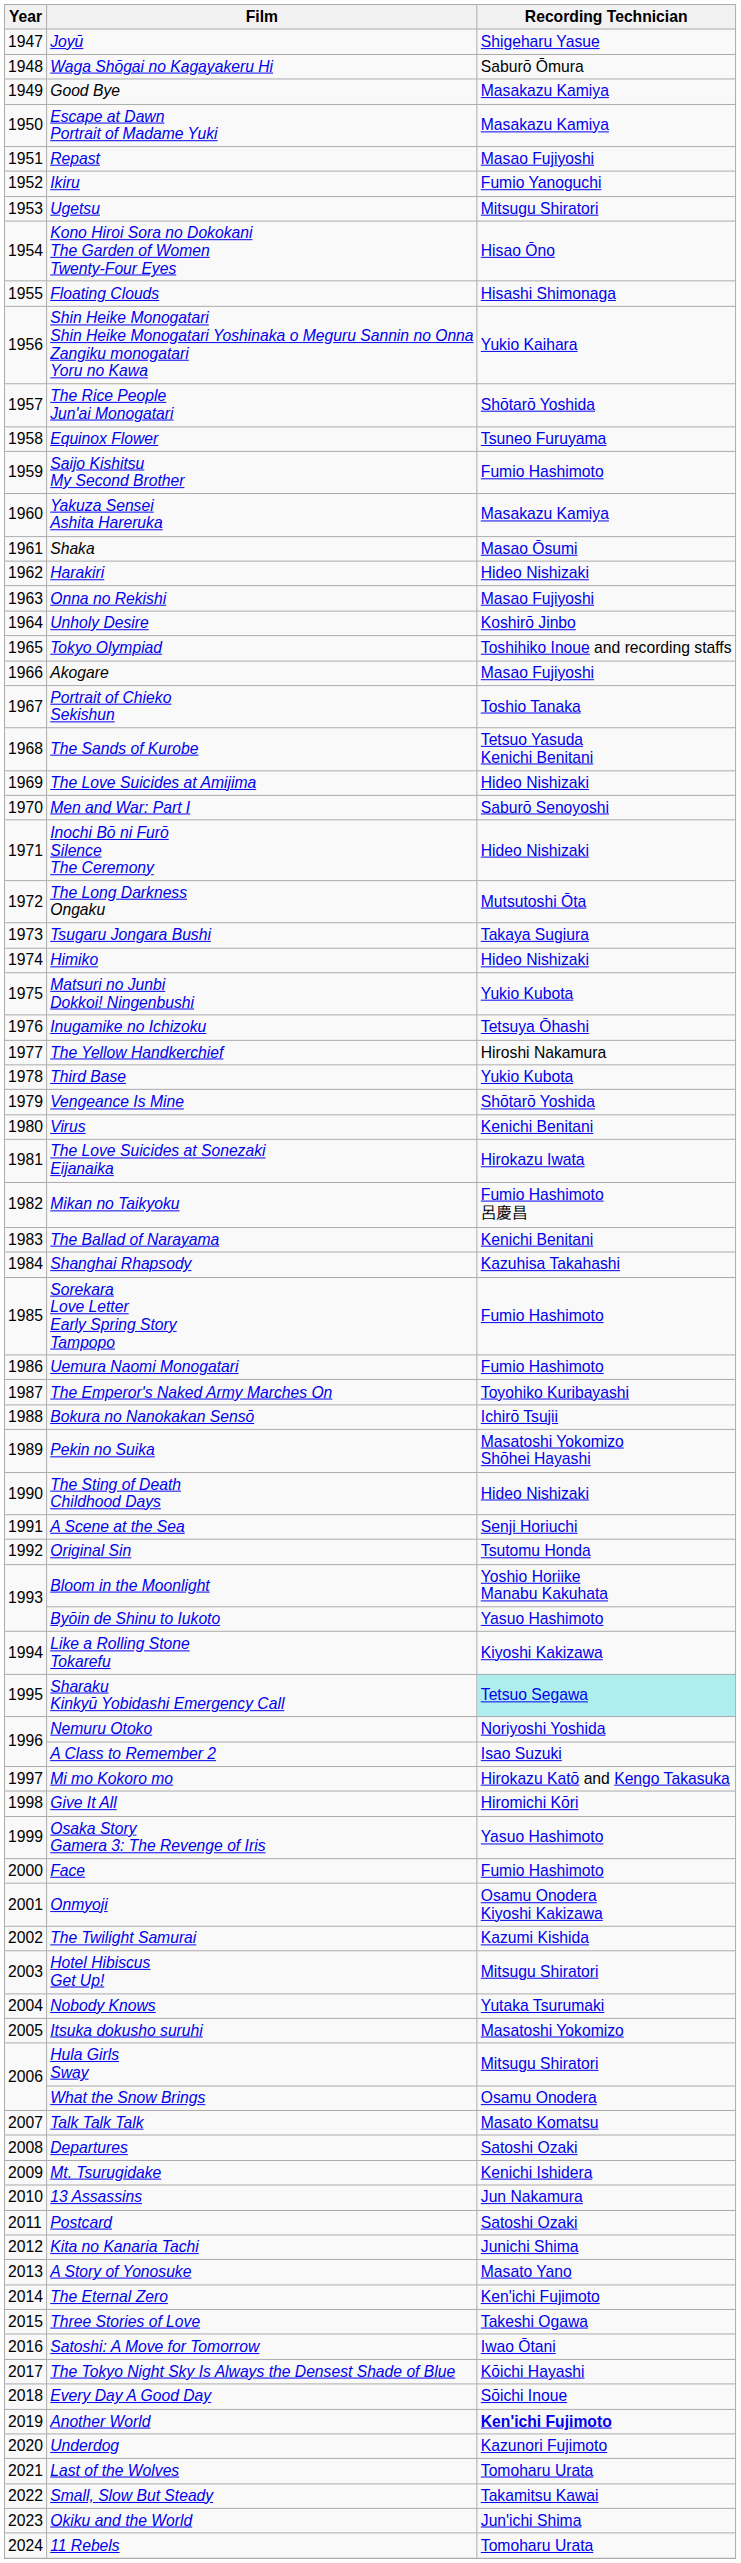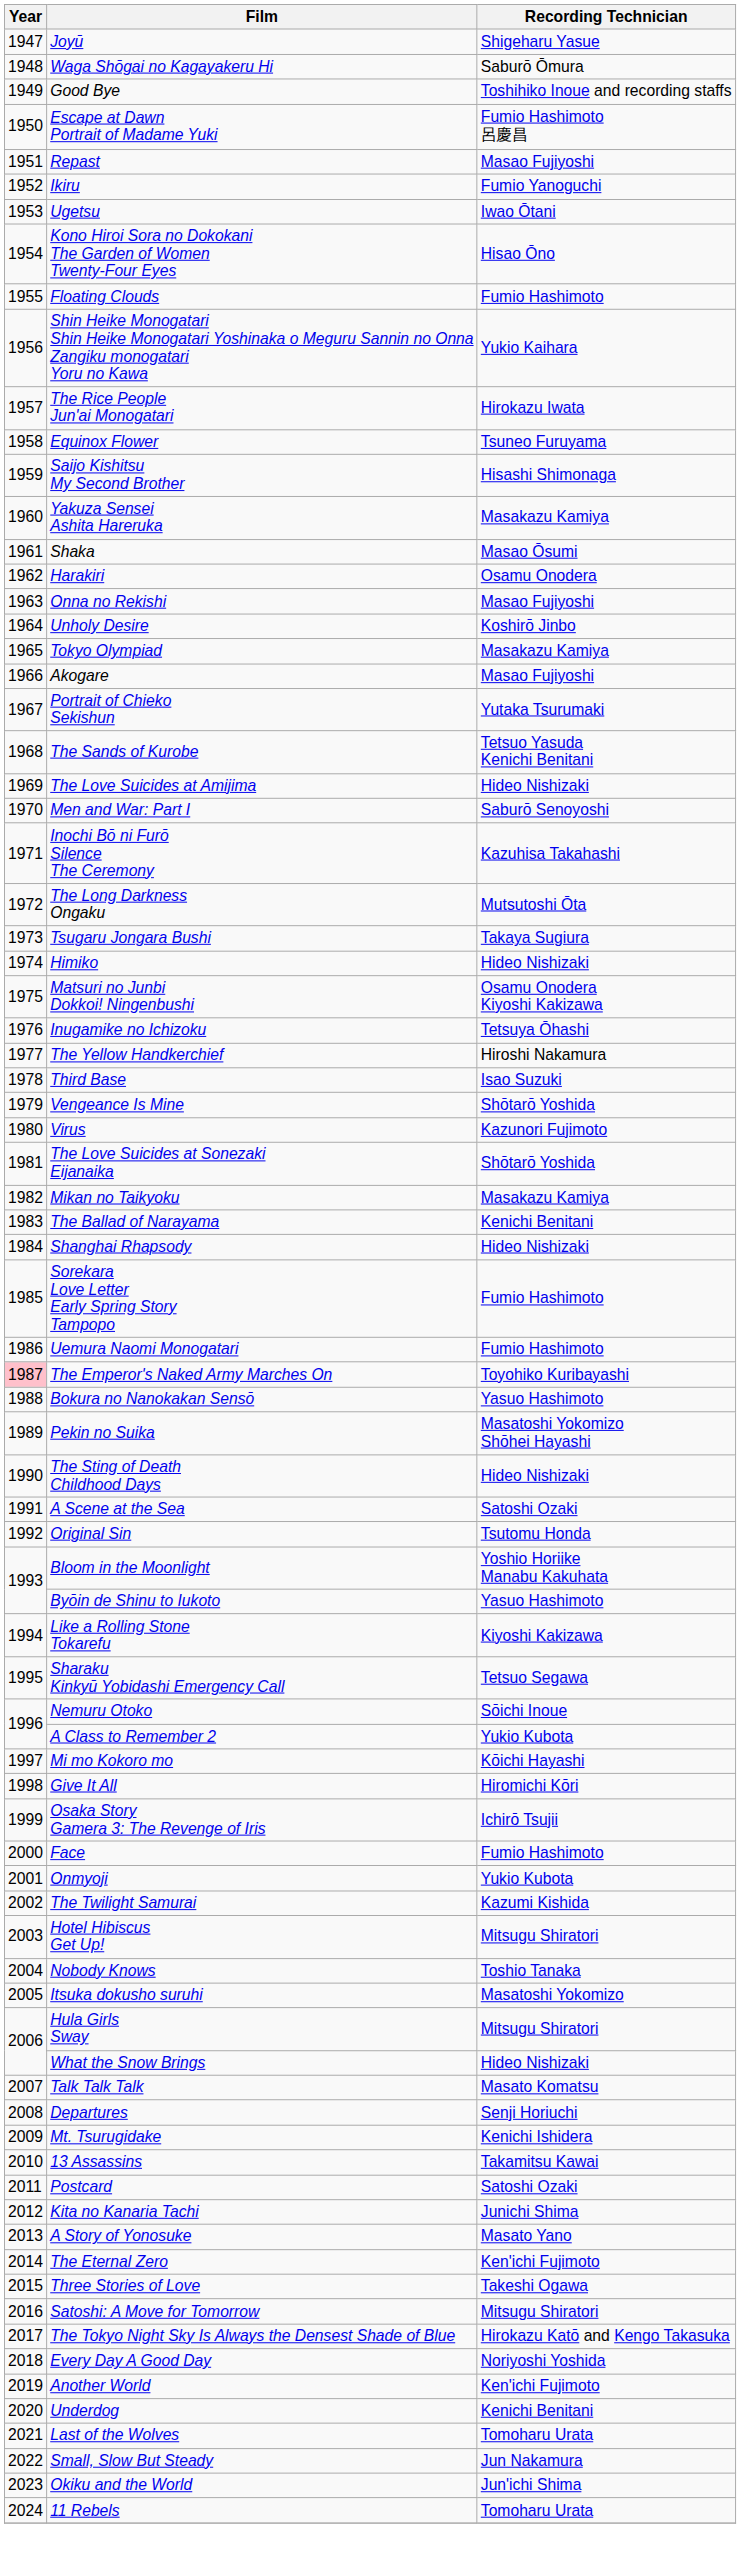(545, 91) Masakazu Kamiya -> (606, 91) Toshihiko Inoue and recording staffs
(545, 125) Masakazu Kamiya -> (542, 125) Fumio Hashimoto 呂慶昌
(540, 208) Mitsugu Shiratori -> (518, 211) Iwao Ōtani
(548, 293) Hisashi Shimonaga -> (542, 296) Fumio Hashimoto
(538, 405) Shōtarō Yoshida -> (533, 408) Hirokazu Iwata
(542, 472) Fumio Hashimoto -> (548, 475) Hisashi Shimonaga
(535, 573) Hideo Nishizaki -> (539, 576) Osamu Onodera
(606, 648) Toshihiko Inoue and recording staffs -> (545, 651) Masakazu Kamiya
(531, 706) Toshio Tanaka -> (543, 709) Yutaka Tsurumaki
(535, 850) Hideo Nishizaki -> (550, 853) Kazuhisa Takahashi
(527, 993) Yukio Kubota -> (542, 996) Osamu Onodera Kiyoshi Kakizawa
(527, 1077) Yukio Kubota -> (521, 1080) Isao Suzuki
(537, 1127) Kenichi Benitani -> (544, 1129) Kazunori Fujimoto
(533, 1160) Hirokazu Iwata -> (538, 1163) Shōtarō Yoshida
(542, 1203) Fumio Hashimoto 呂慶昌 -> (545, 1197) Masakazu Kamiya
(550, 1264) Kazuhisa Takahashi -> (535, 1247) Hideo Nishizaki
(26, 1392) no background -> (26, 1374) pink background
(519, 1417) Ichirō Tsujii -> (542, 1399) Yasuo Hashimoto
(529, 1526) Senji Horiuchi -> (529, 1509) Satoshi Ozaki
(534, 1695) paleturquoise background -> (534, 1677) no background
(543, 1729) Noriyoshi Yoshida -> (524, 1711) Sōichi Inoue
(521, 1753) Isao Suzuki -> (527, 1736) Yukio Kubota
(605, 1778) Hirokazu Katō and Kengo Takasuka -> (533, 1761) Kōichi Hayashi
(542, 1837) Yasuo Hashimoto -> (519, 1819) Ichirō Tsujii
(542, 1904) Osamu Onodera Kiyoshi Kakizawa -> (527, 1878) Yukio Kubota
(543, 2005) Yutaka Tsurumaki -> (531, 1970) Toshio Tanaka
(539, 2098) Osamu Onodera -> (535, 2062) Hideo Nishizaki
(529, 2147) Satoshi Ozaki -> (529, 2112) Senji Horiuchi
(532, 2197) Jun Nakamura -> (540, 2162) Takamitsu Kawai
(518, 2346) Iwao Ōtani -> (540, 2311) Mitsugu Shiratori
(533, 2371) Kōichi Hayashi -> (605, 2336) Hirokazu Katō and Kengo Takasuka
(524, 2396) Sōichi Inoue -> (543, 2361) Noriyoshi Yoshida
(546, 2421) bold -> (540, 2386) normal
(544, 2446) Kazunori Fujimoto -> (537, 2410) Kenichi Benitani
(540, 2495) Takamitsu Kawai -> (532, 2460) Jun Nakamura
